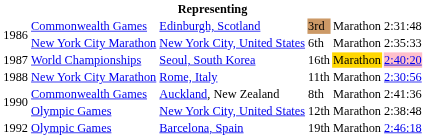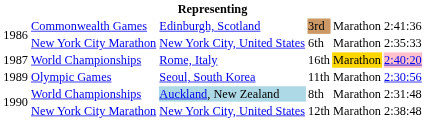(403, 26) 2:31:48 -> (403, 26) 2:41:36
(207, 60) Seoul, South Korea -> (188, 60) Rome, Italy
(16, 77) 1988 -> (16, 77) 1989
(94, 77) New York City Marathon -> (71, 77) Olympic Games
(188, 77) Rome, Italy -> (207, 77) Seoul, South Korea
(89, 94) Commonwealth Games -> (86, 94) World Championships
(219, 94) no background -> (219, 94) lightblue background
(403, 94) 2:41:36 -> (403, 94) 2:31:48
(71, 110) Olympic Games -> (94, 110) New York City Marathon
- row: (319, 127)
